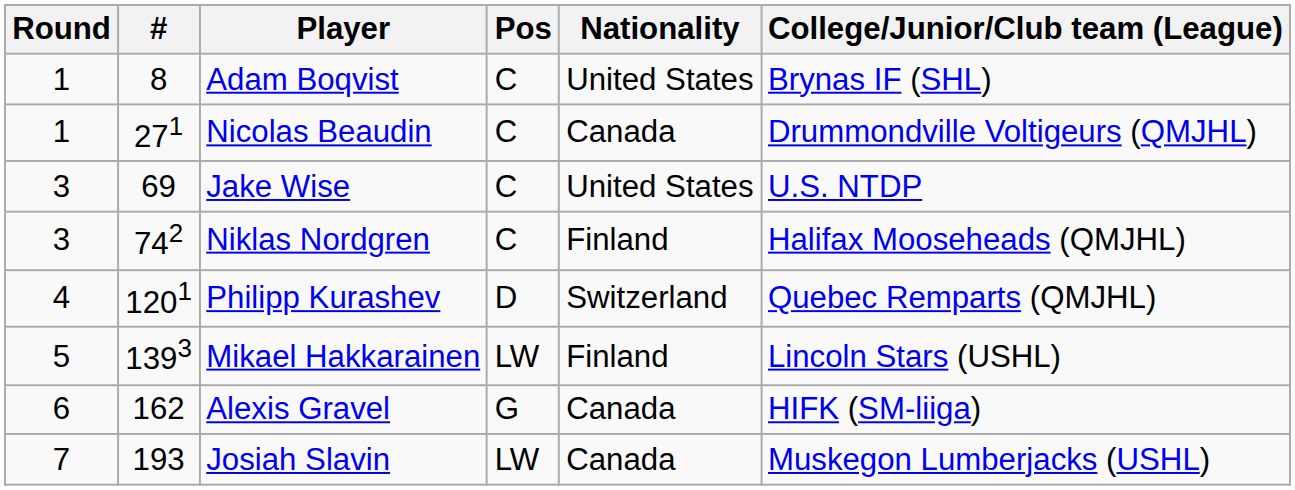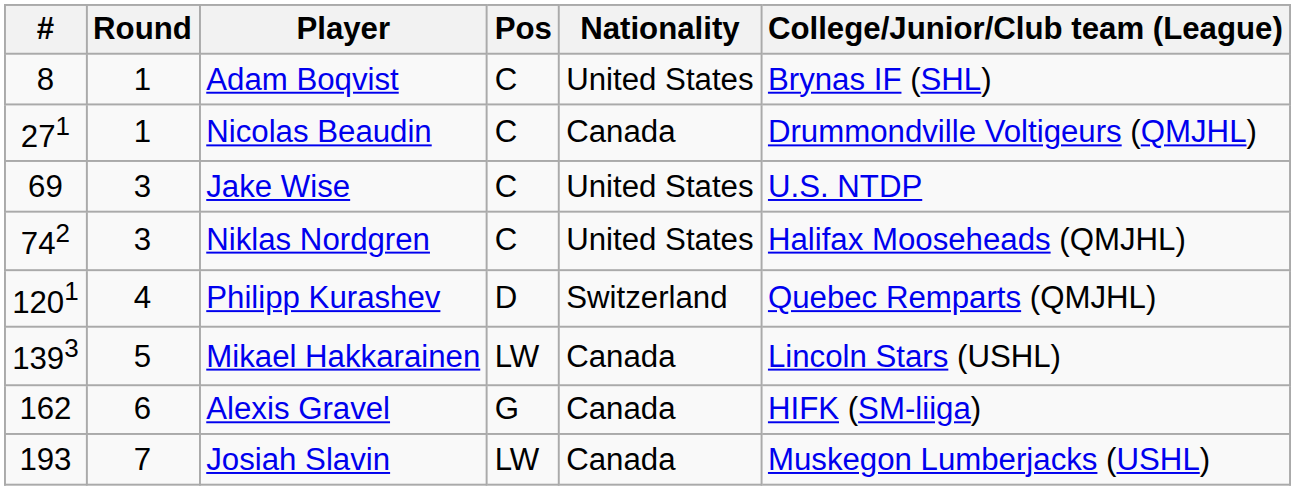columns swapped: (62, 29) <-> (159, 29)
(617, 239) Finland -> (660, 239) United States
(617, 355) Finland -> (621, 355) Canada
